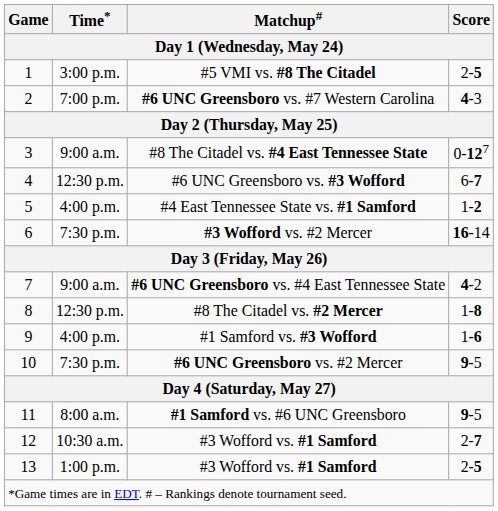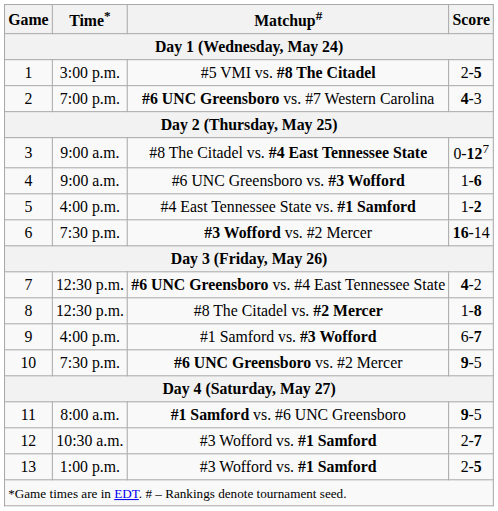(90, 180) 12:30 p.m. -> (90, 180) 9:00 a.m.
(471, 180) 6-7 -> (471, 180) 1-6
(90, 284) 9:00 a.m. -> (90, 284) 12:30 p.m.
(471, 336) 1-6 -> (471, 336) 6-7
